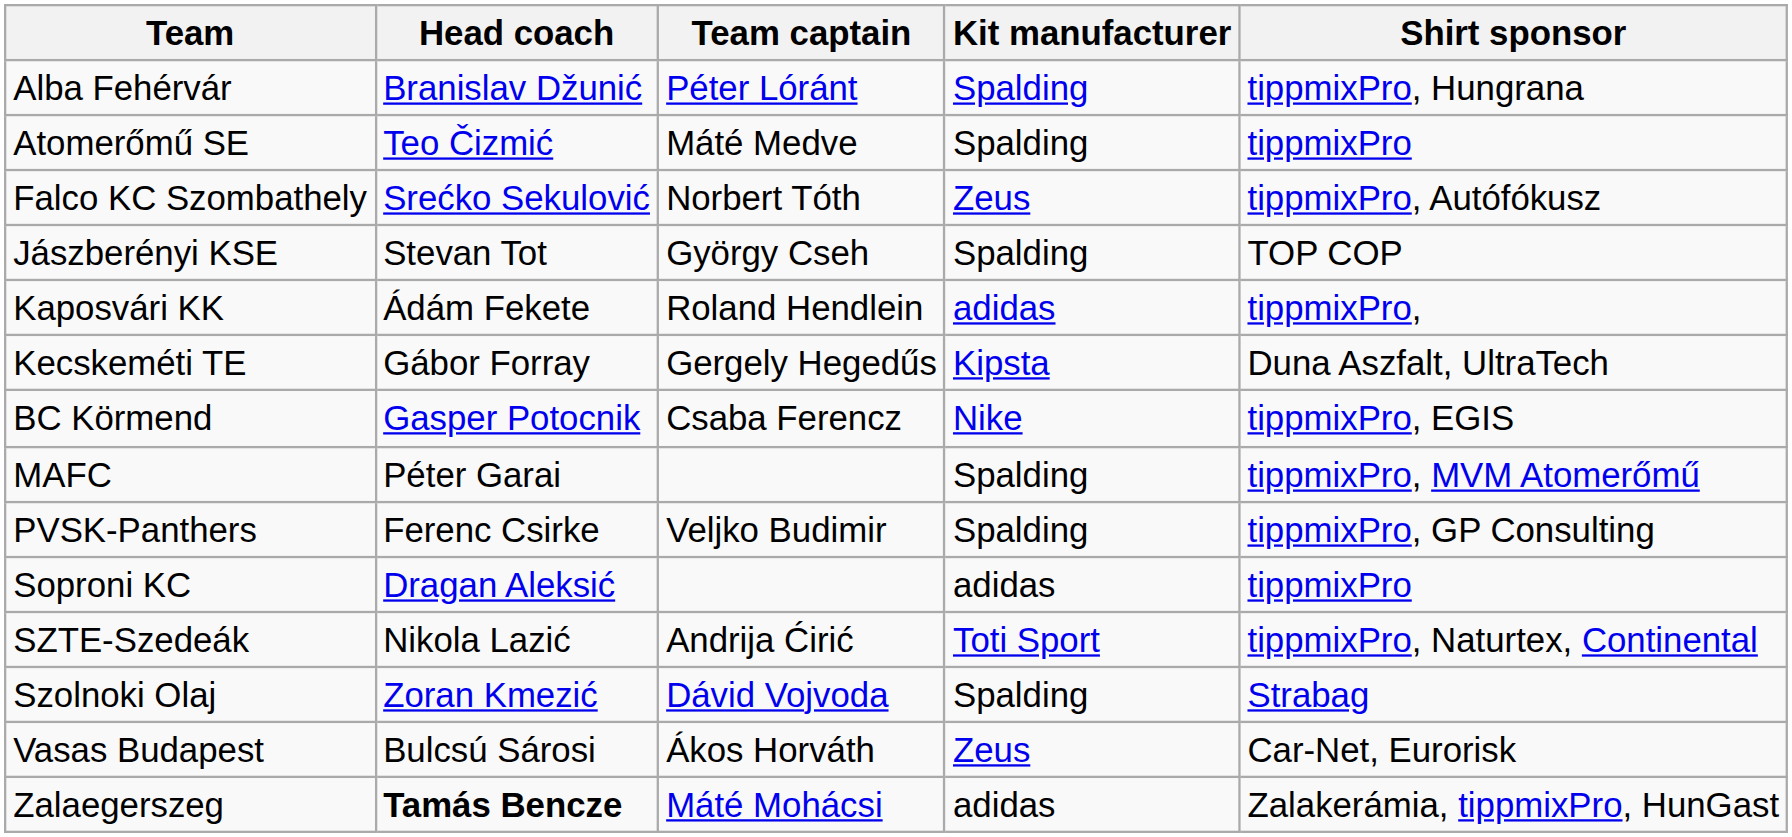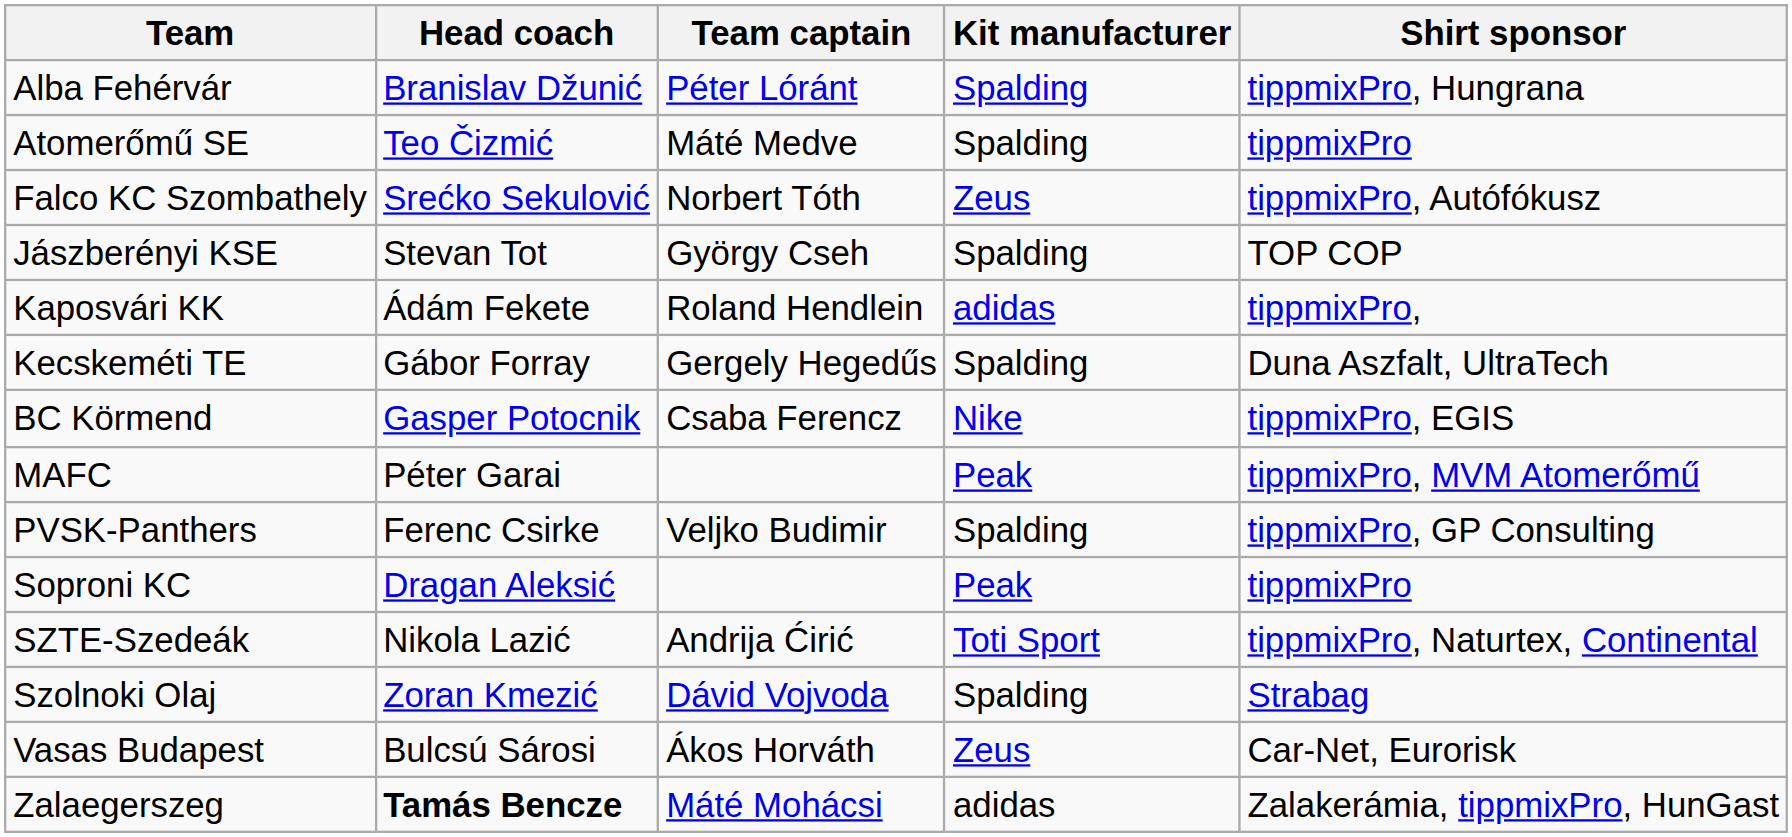(1001, 364) Kipsta -> (1021, 364) Spalding
(1021, 474) Spalding -> (993, 474) Peak
(1004, 584) adidas -> (993, 584) Peak
